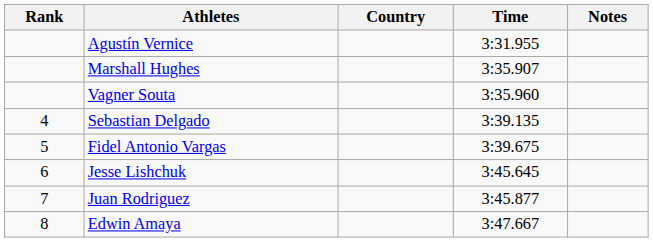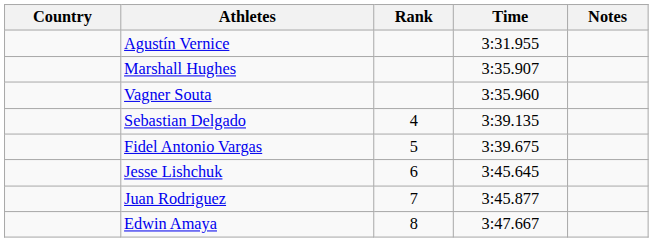columns swapped: (44, 17) <-> (396, 17)
